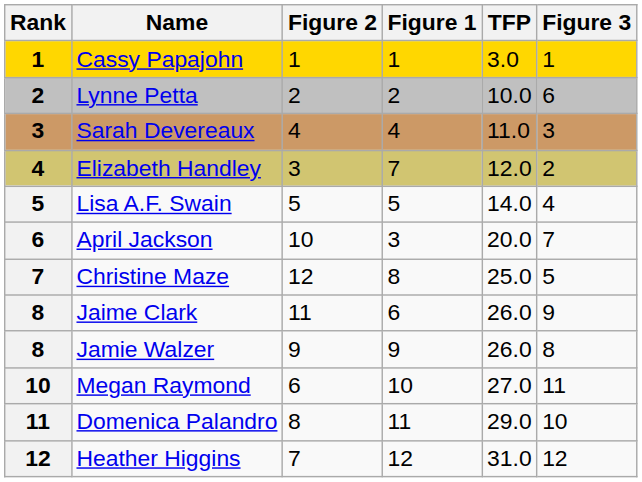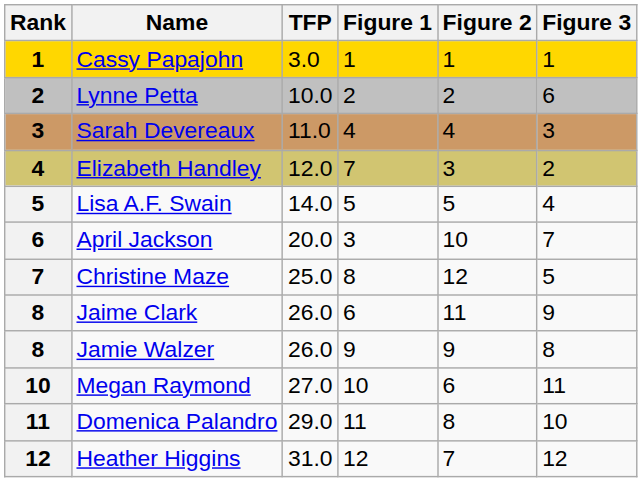columns swapped: (509, 22) <-> (332, 22)
